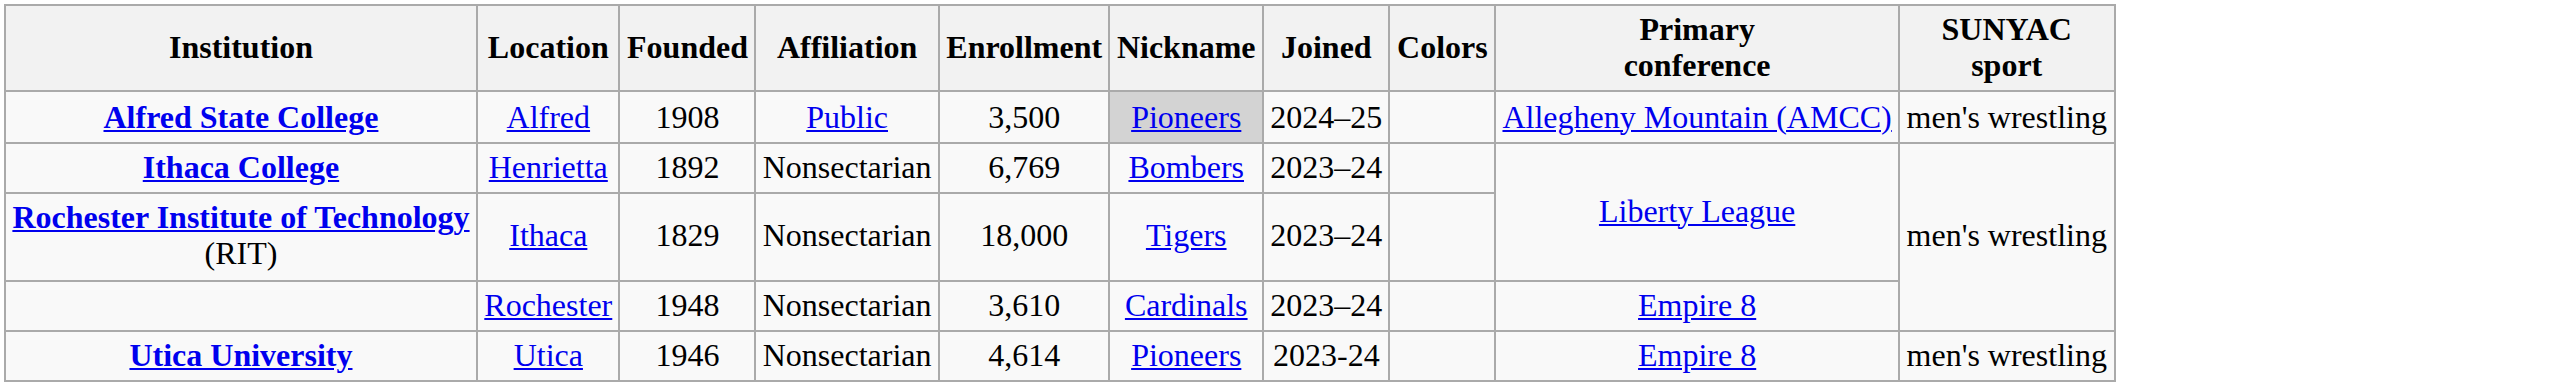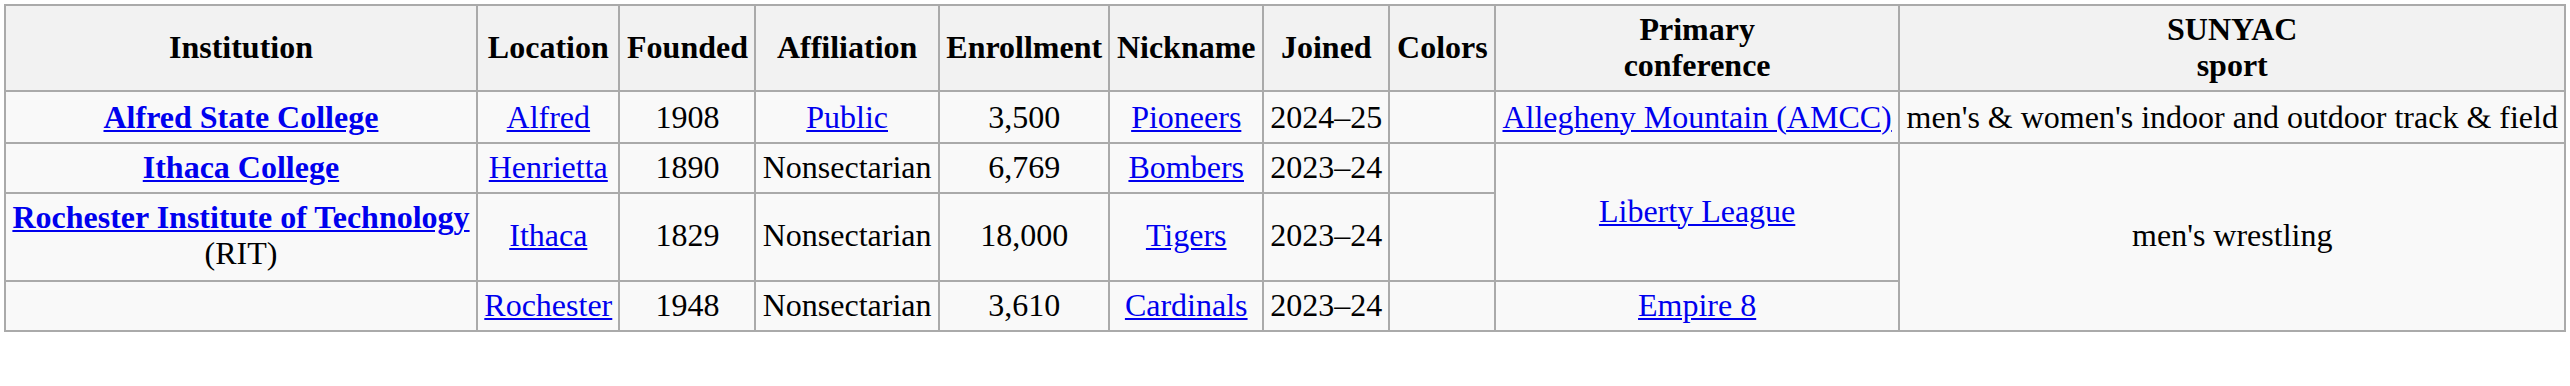(1186, 116) lightgrey background -> (1186, 116) no background
(2007, 116) men's wrestling -> (2232, 116) men's & women's indoor and outdoor track & field
(688, 167) 1892 -> (688, 167) 1890
- row: (241, 355)
